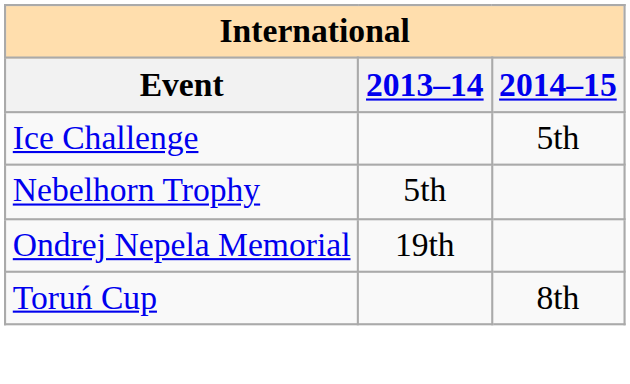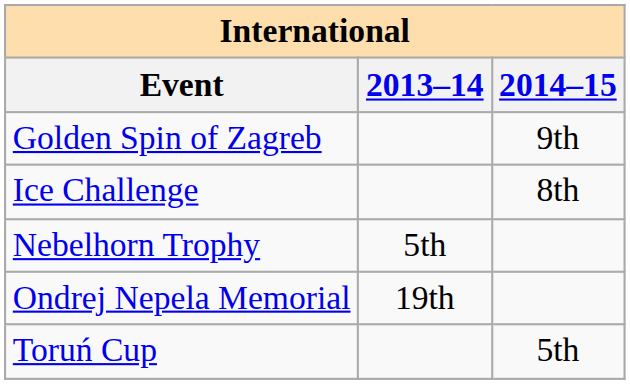+ row: (167, 137)
(558, 137) 5th -> (558, 191) 8th
(558, 297) 8th -> (558, 350) 5th
